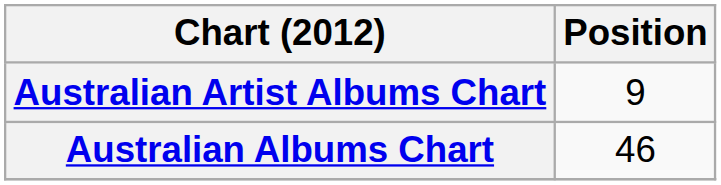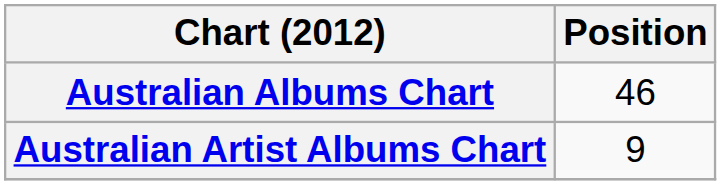rows swapped: (280, 149) <-> (280, 91)
